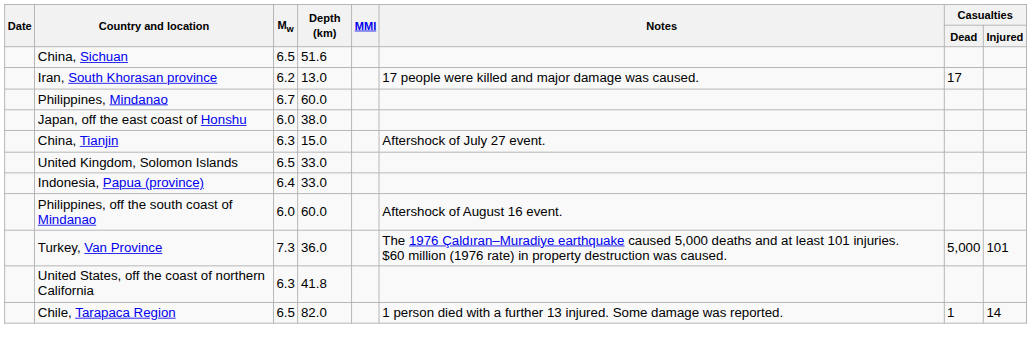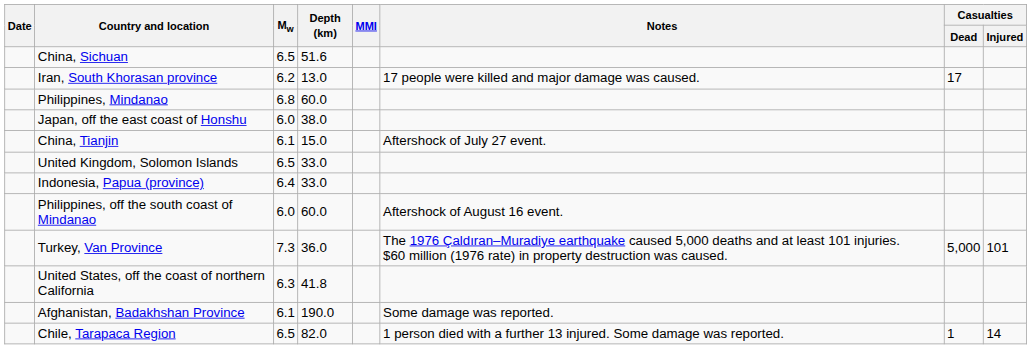(286, 99) 6.7 -> (286, 99) 6.8
(286, 141) 6.3 -> (286, 141) 6.1
+ row: (141, 312)
